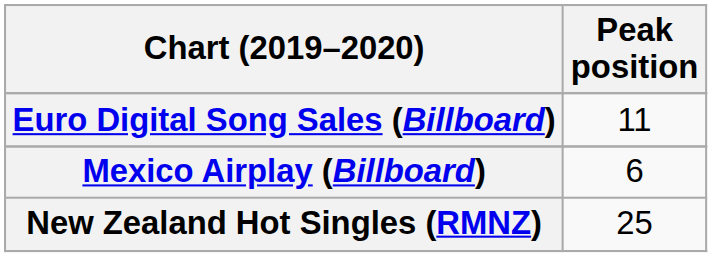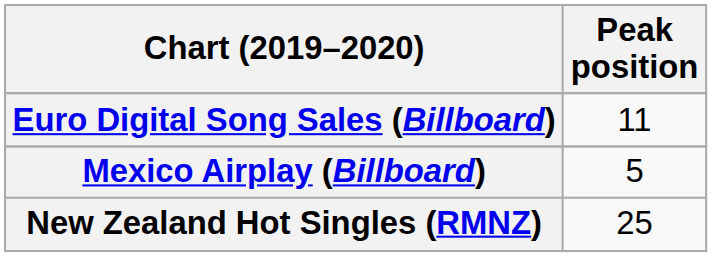(635, 171) 6 -> (635, 171) 5
